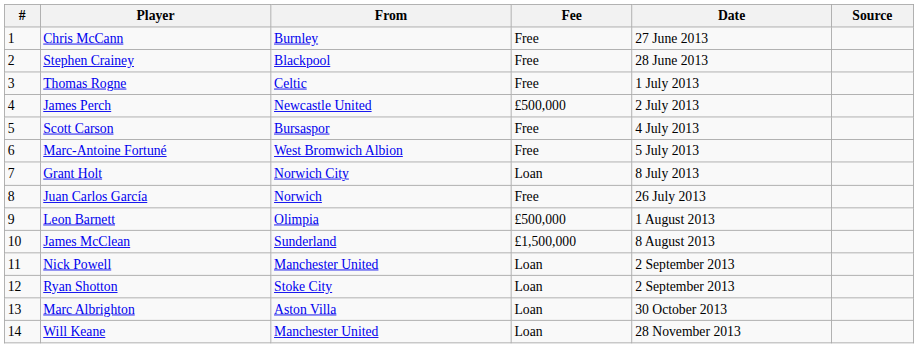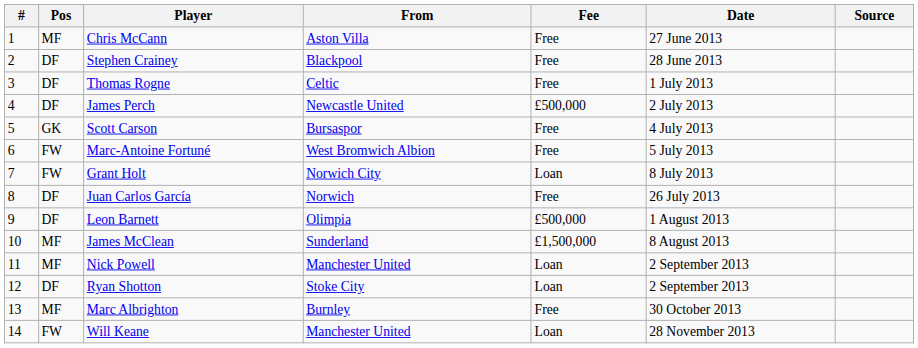+ column: (61, 15)
(296, 38) Burnley -> (337, 38) Aston Villa
(305, 309) Aston Villa -> (328, 309) Burnley
(529, 309) Loan -> (547, 309) Free
